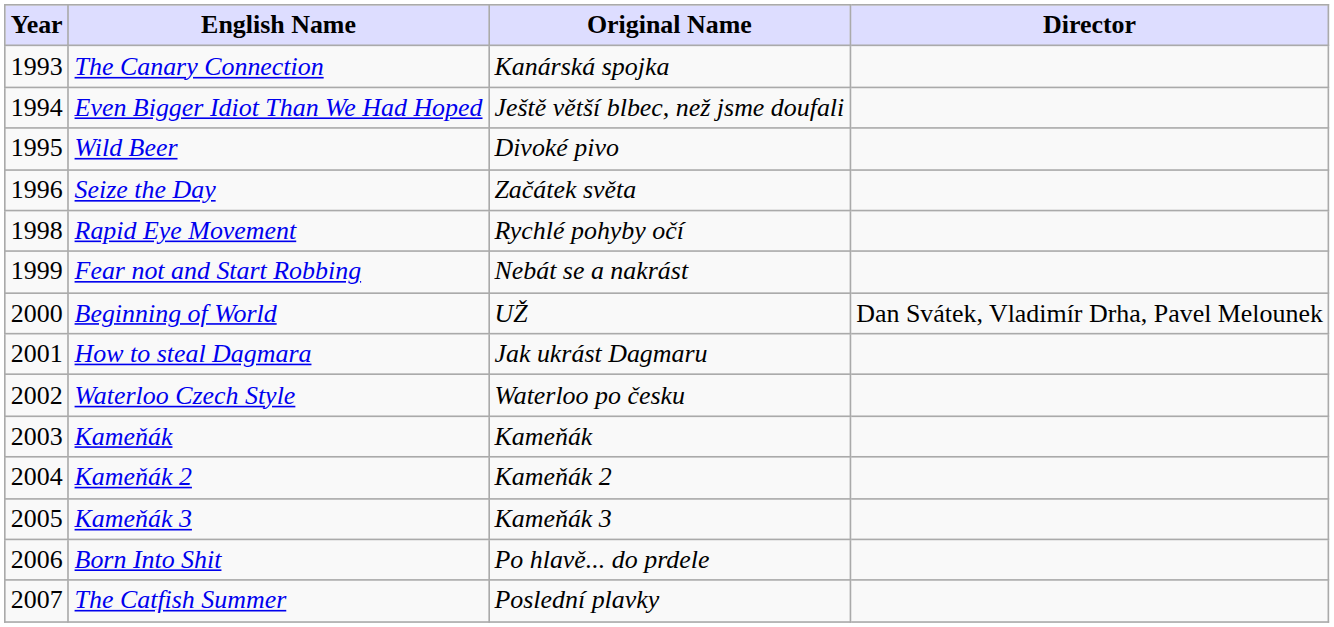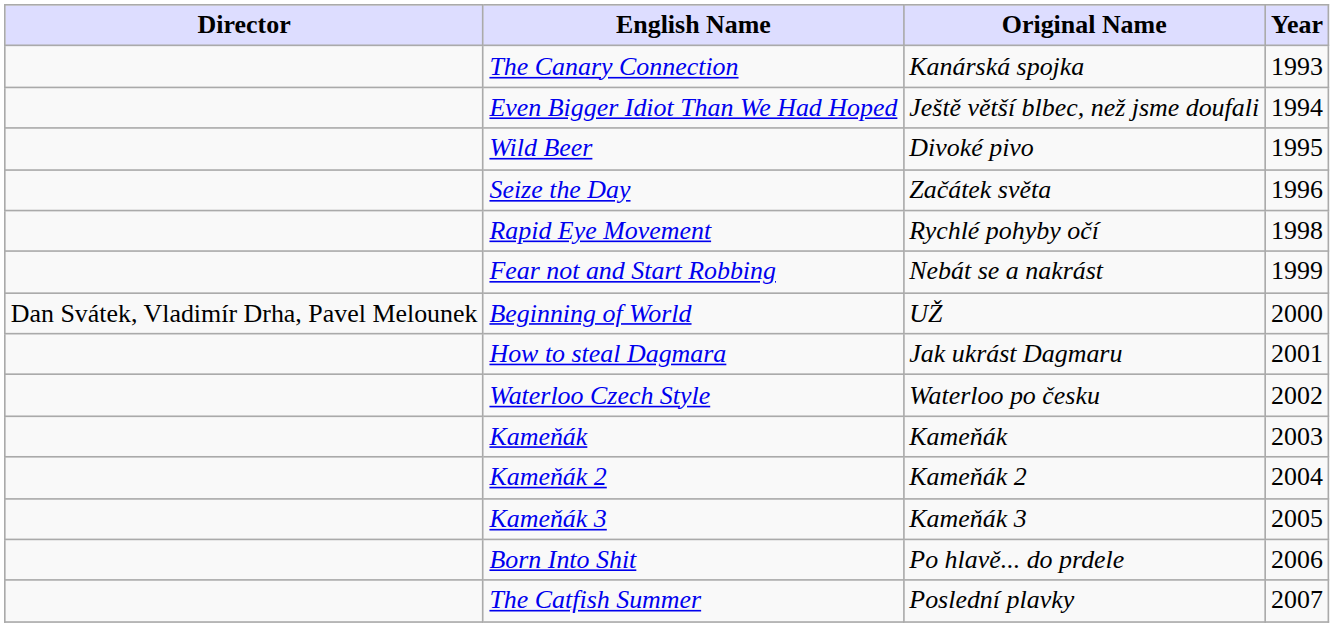columns swapped: (37, 25) <-> (1090, 25)
